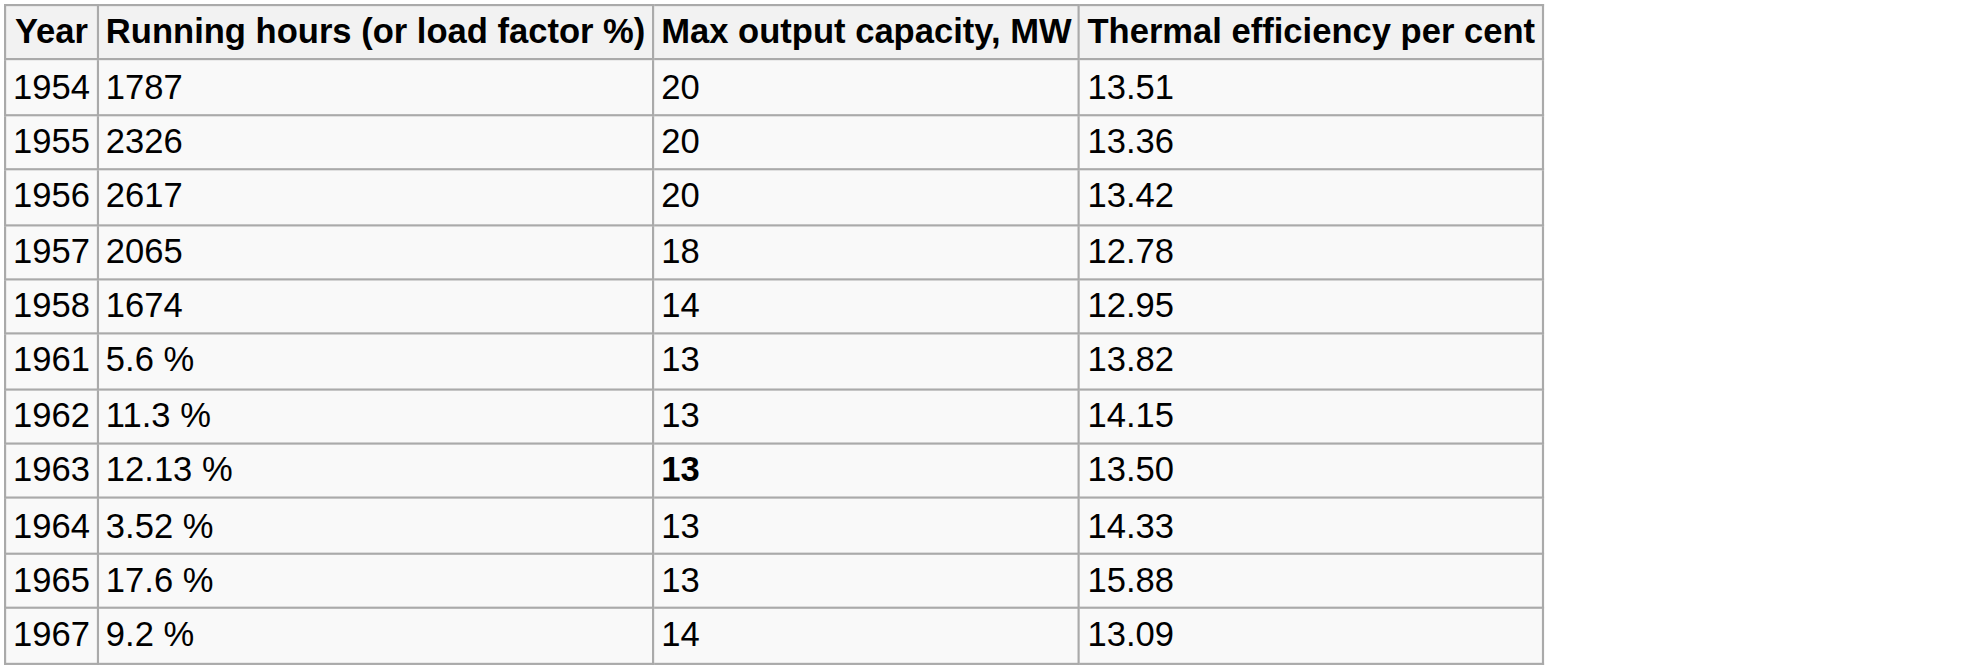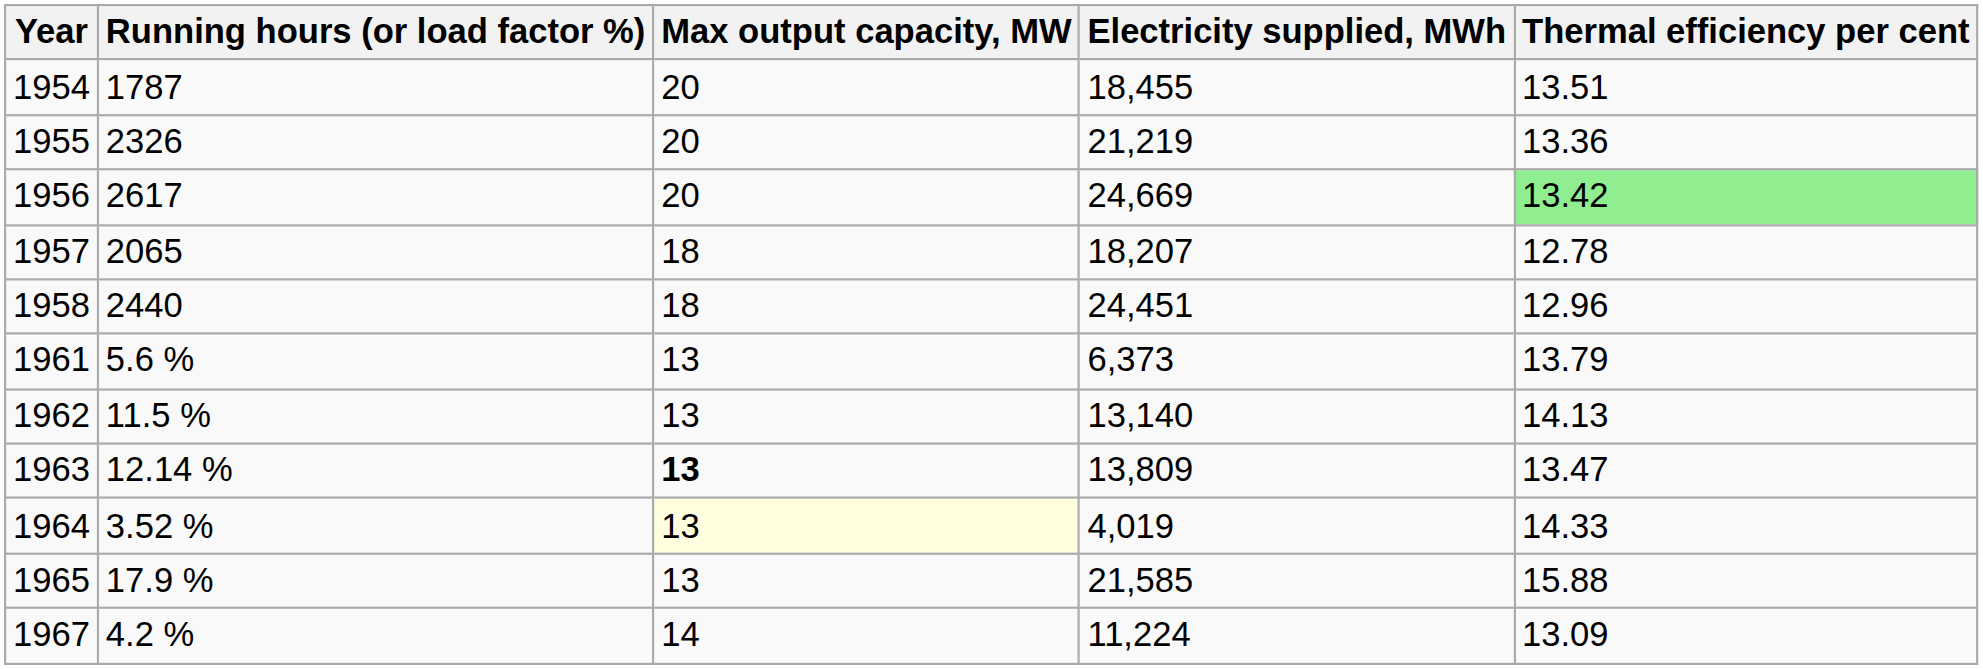+ column: (1297, 31)
(1131, 196) no background -> (1565, 196) lightgreen background
(144, 305) 1674 -> (144, 305) 2440
(681, 305) 14 -> (681, 305) 18
(1131, 305) 12.95 -> (1565, 305) 12.96
(1131, 360) 13.82 -> (1565, 360) 13.79
(158, 415) 11.3 % -> (158, 415) 11.5 %
(1131, 415) 14.15 -> (1565, 415) 14.13
(169, 470) 12.13 % -> (169, 470) 12.14 %
(1131, 470) 13.50 -> (1565, 470) 13.47
(681, 525) no background -> (681, 525) lightyellow background
(160, 580) 17.6 % -> (160, 580) 17.9 %
(150, 634) 9.2 % -> (150, 634) 4.2 %
